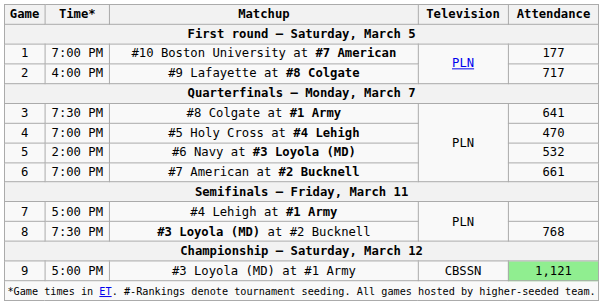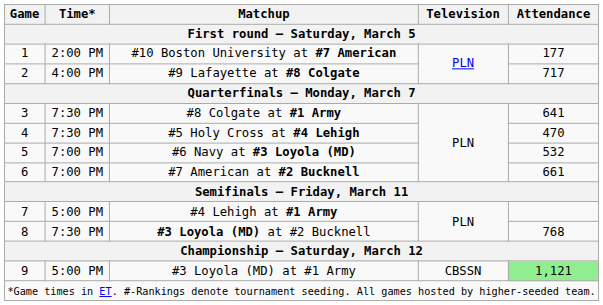(77, 54) 7:00 PM -> (77, 54) 2:00 PM
(77, 133) 7:00 PM -> (77, 133) 7:30 PM
(77, 153) 2:00 PM -> (77, 153) 7:00 PM
